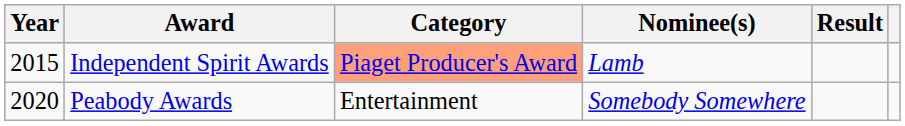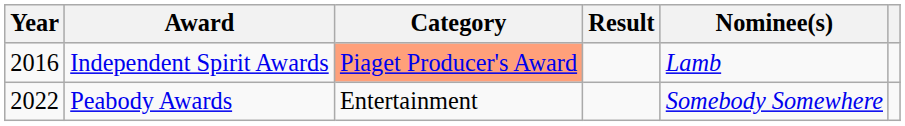columns swapped: (697, 23) <-> (850, 23)
(35, 62) 2015 -> (35, 62) 2016
(35, 100) 2020 -> (35, 100) 2022
